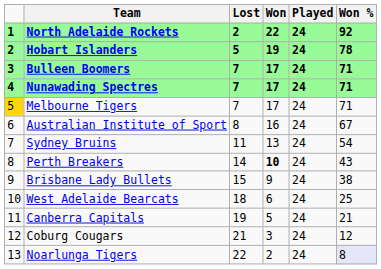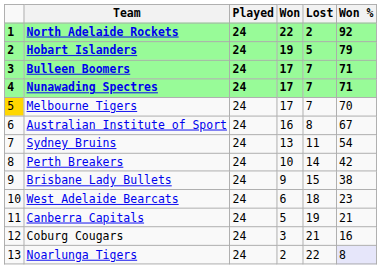columns swapped: (313, 14) <-> (246, 14)
(346, 51) 78 -> (346, 51) 79
(346, 107) 71 -> (346, 107) 70
(273, 162) bold -> (286, 162) normal
(346, 162) 43 -> (346, 162) 42
(346, 199) 25 -> (346, 199) 23
(346, 237) 12 -> (346, 237) 16
